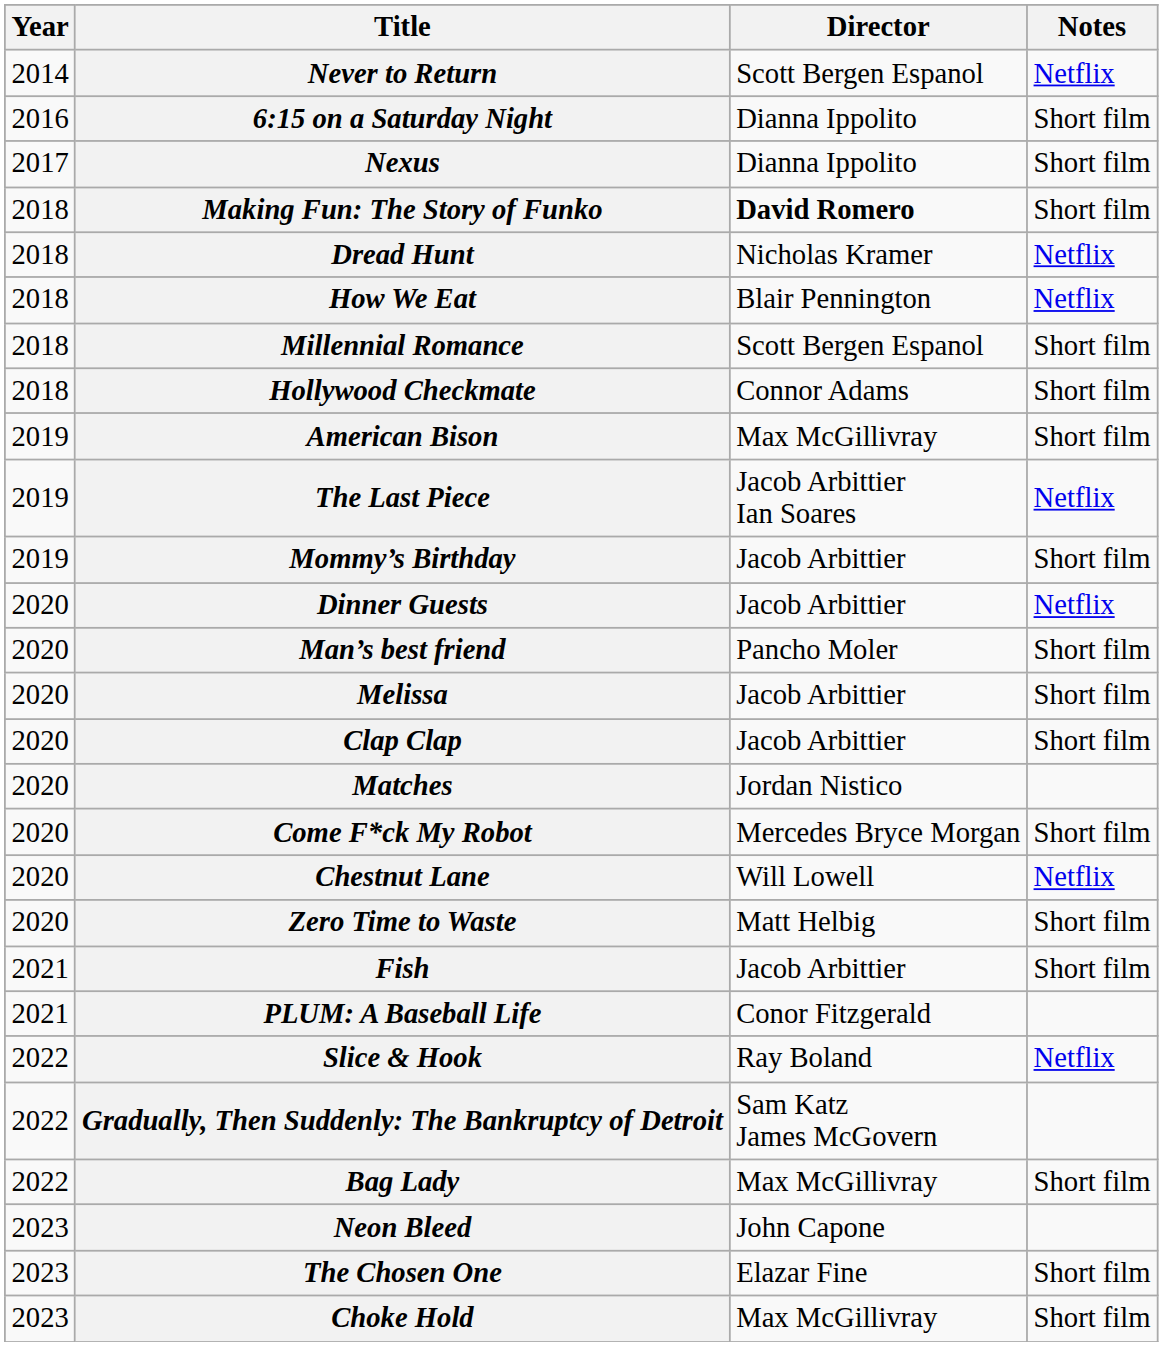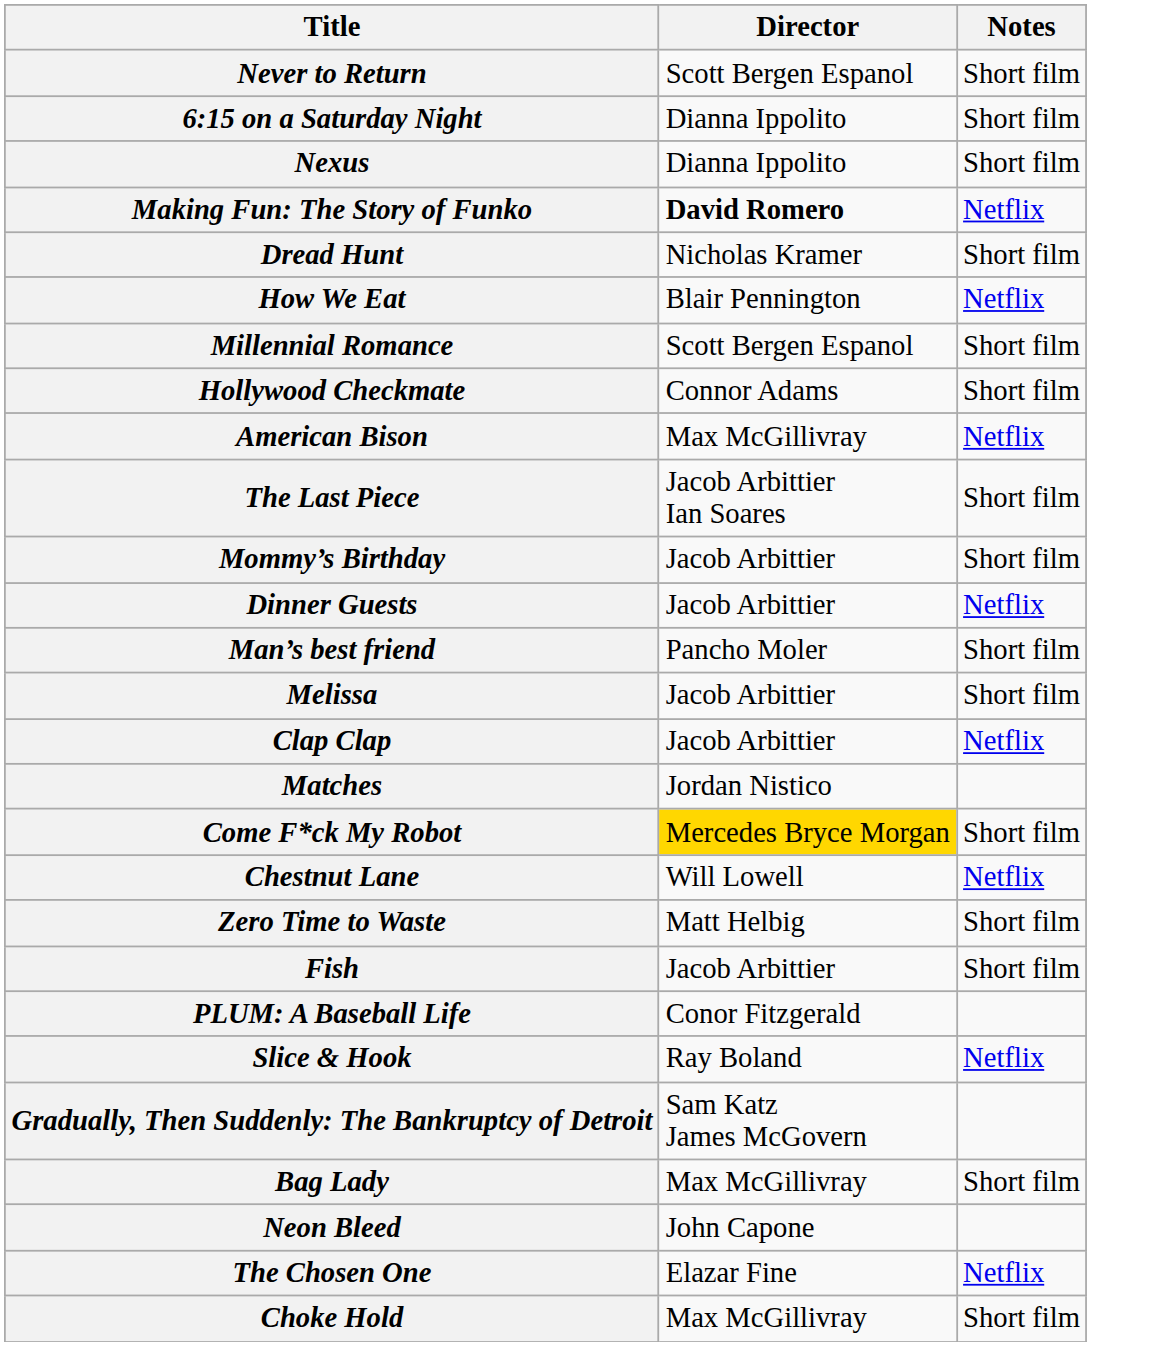- column: (40, 27)
(1074, 72) Netflix -> (1022, 72) Short film
(1092, 208) Short film -> (1004, 208) Netflix
(1074, 254) Netflix -> (1022, 254) Short film
(1092, 436) Short film -> (1004, 436) Netflix
(1074, 497) Netflix -> (1022, 497) Short film
(1092, 740) Short film -> (1004, 740) Netflix
(878, 831) no background -> (808, 831) gold background
(1092, 1272) Short film -> (1004, 1272) Netflix
